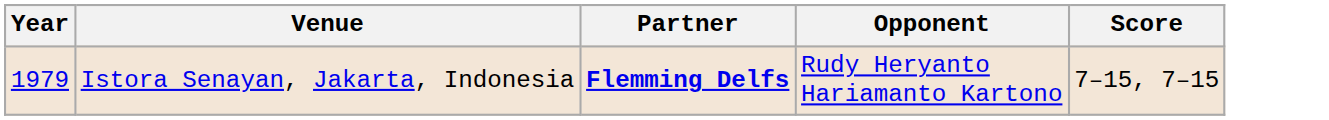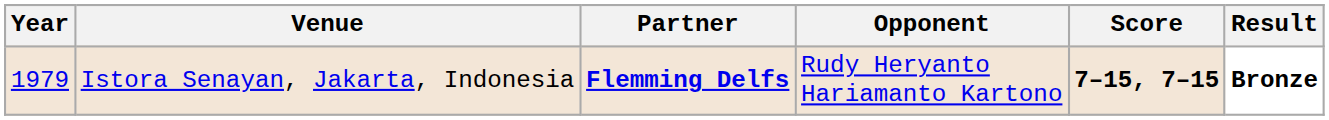+ column: (1275, 25)
(1147, 80) normal -> (1147, 80) bold
